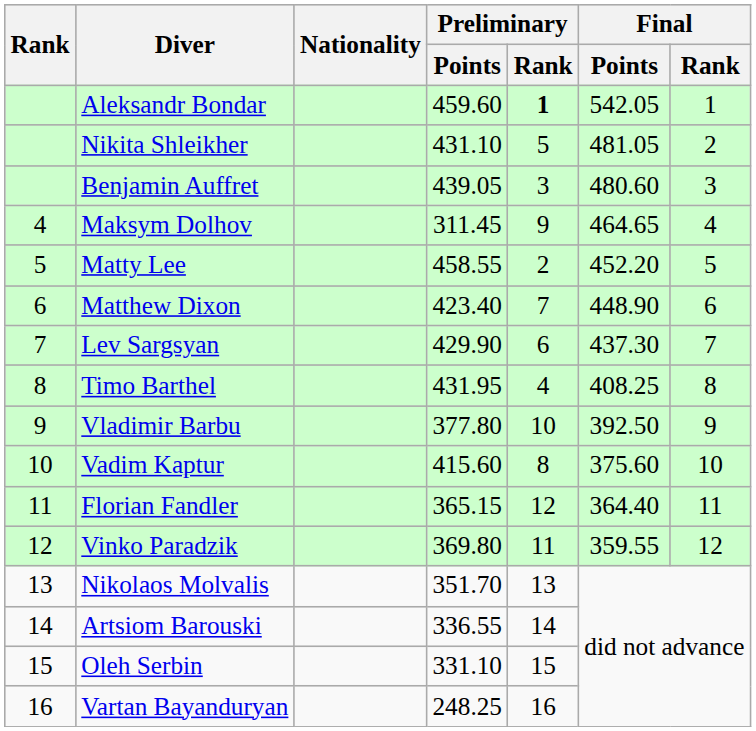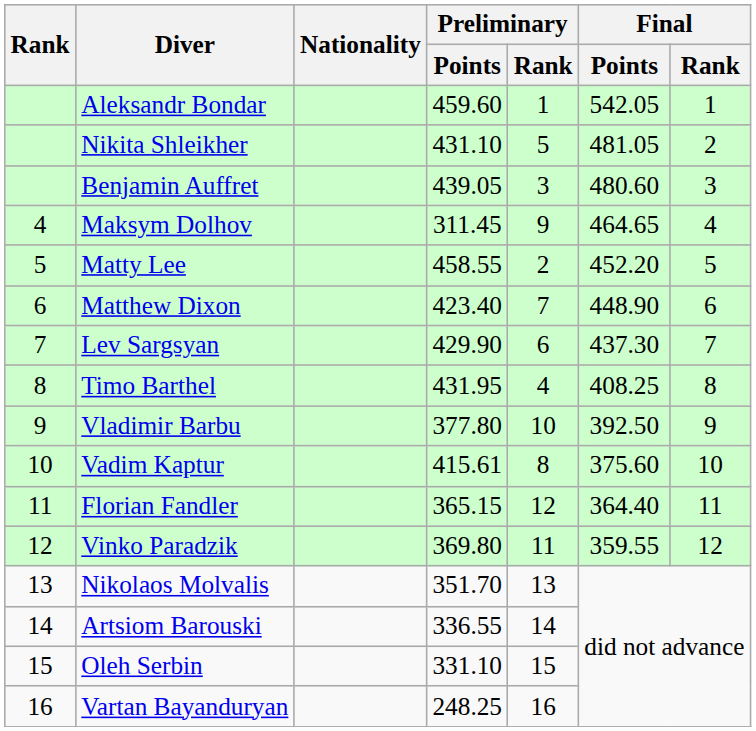(543, 104) bold -> (543, 104) normal
(467, 465) 415.60 -> (467, 465) 415.61
